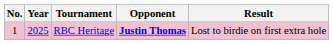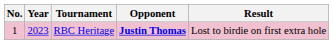(38, 31) 2025 -> (38, 31) 2023
